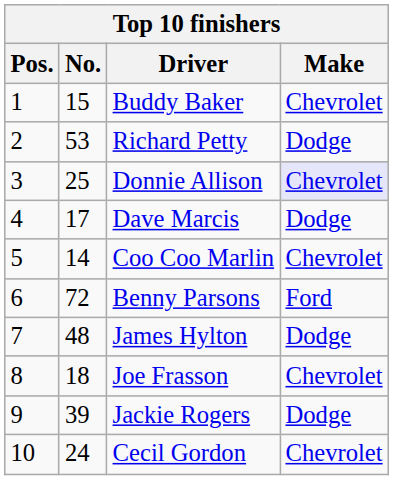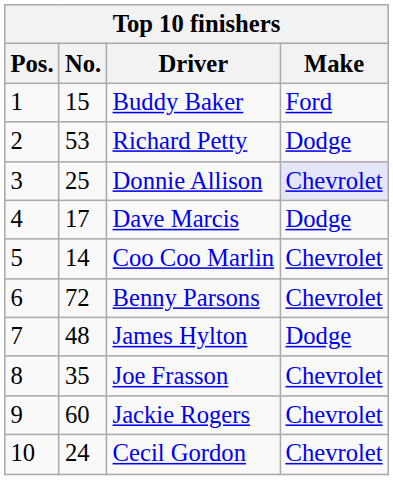(334, 102) Chevrolet -> (309, 102) Ford
(309, 297) Ford -> (334, 297) Chevrolet
(77, 375) 18 -> (77, 375) 35
(77, 414) 39 -> (77, 414) 60
(318, 414) Dodge -> (334, 414) Chevrolet
